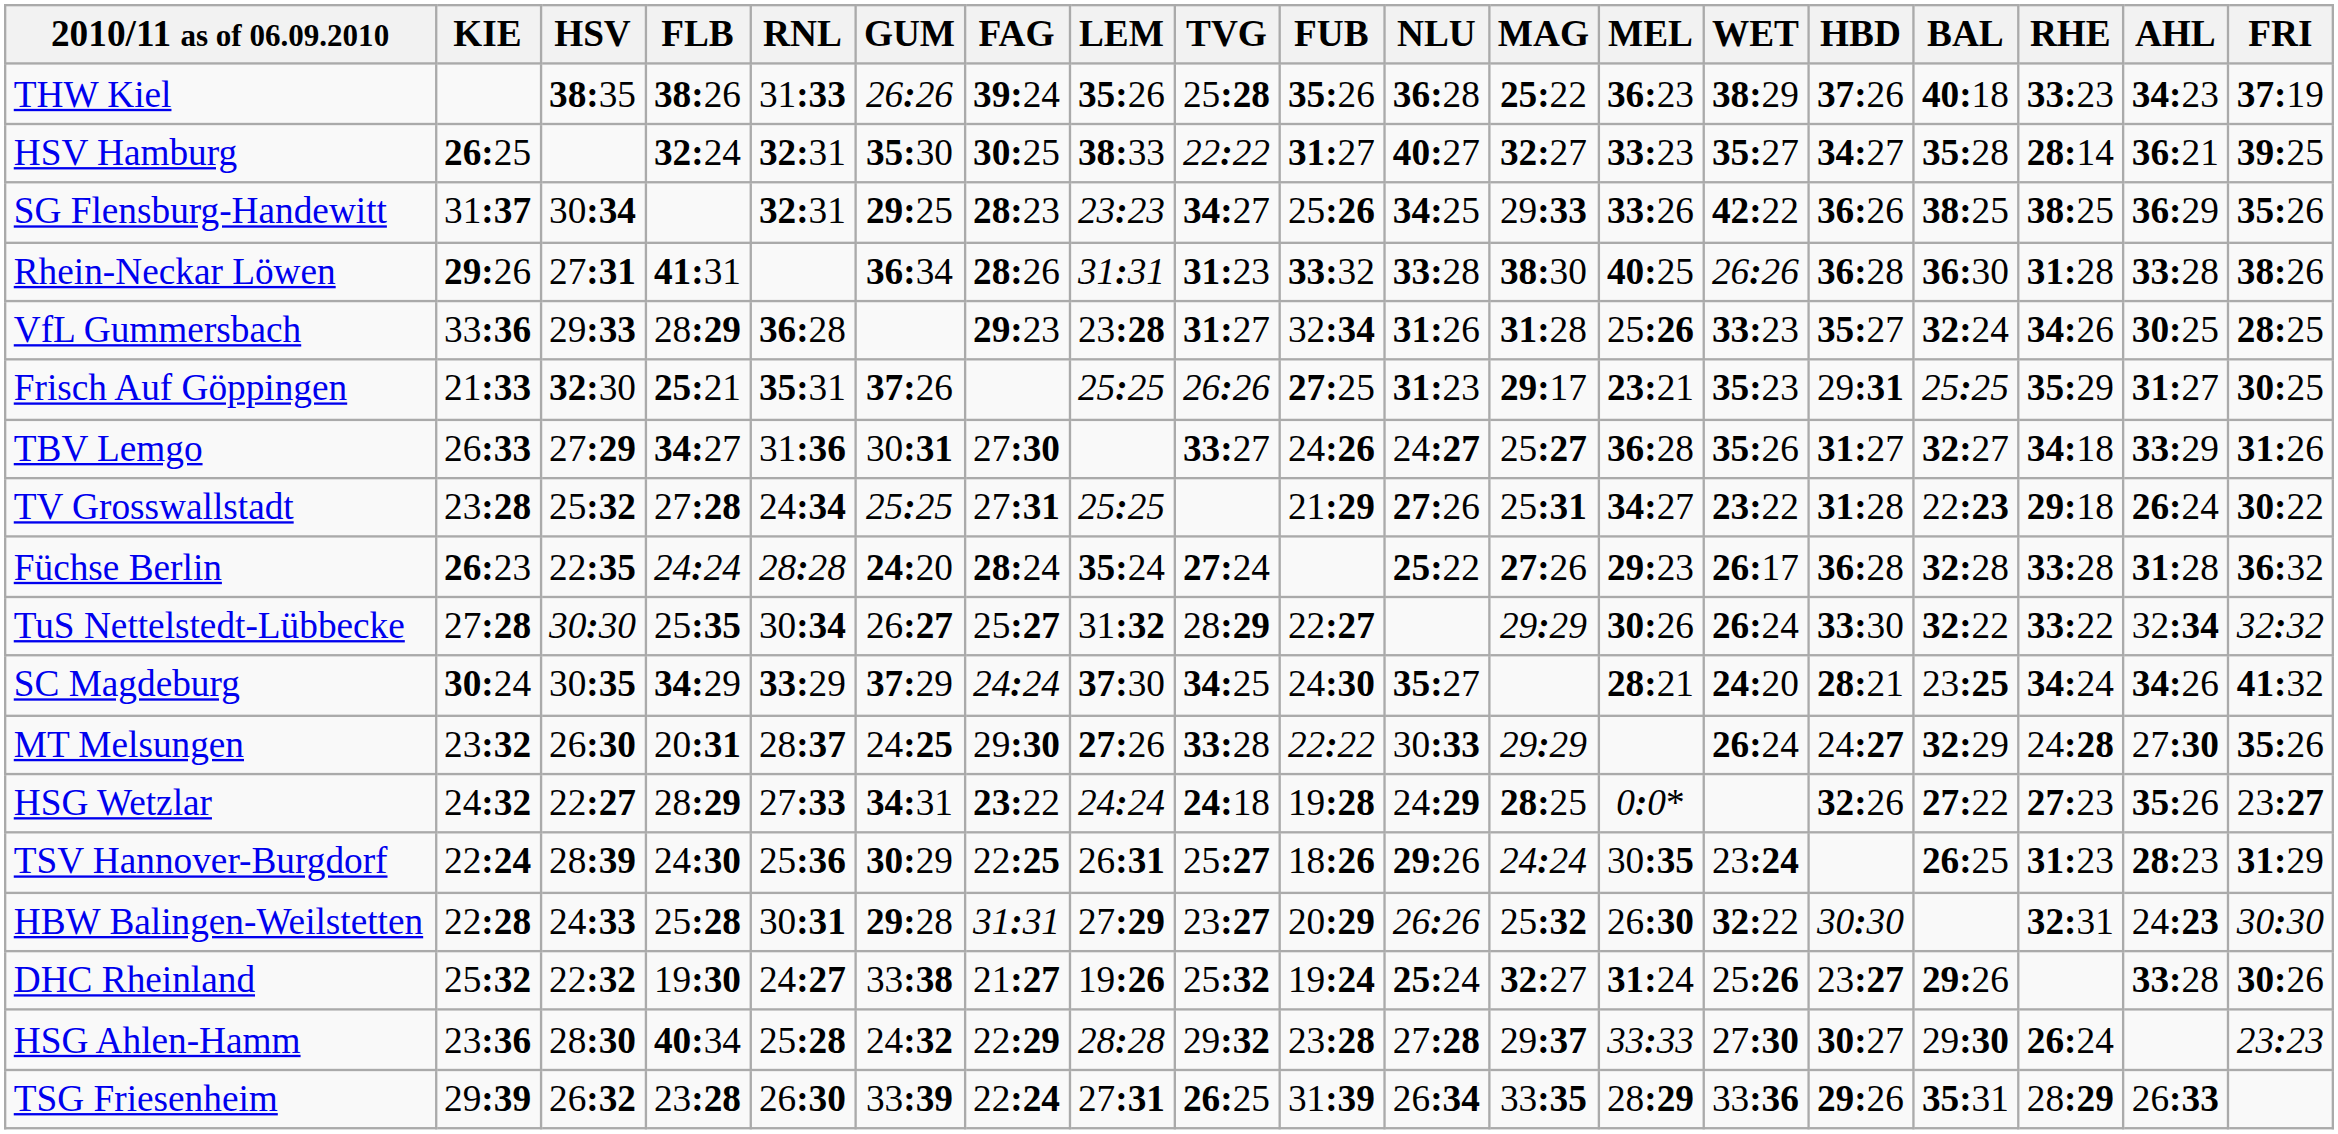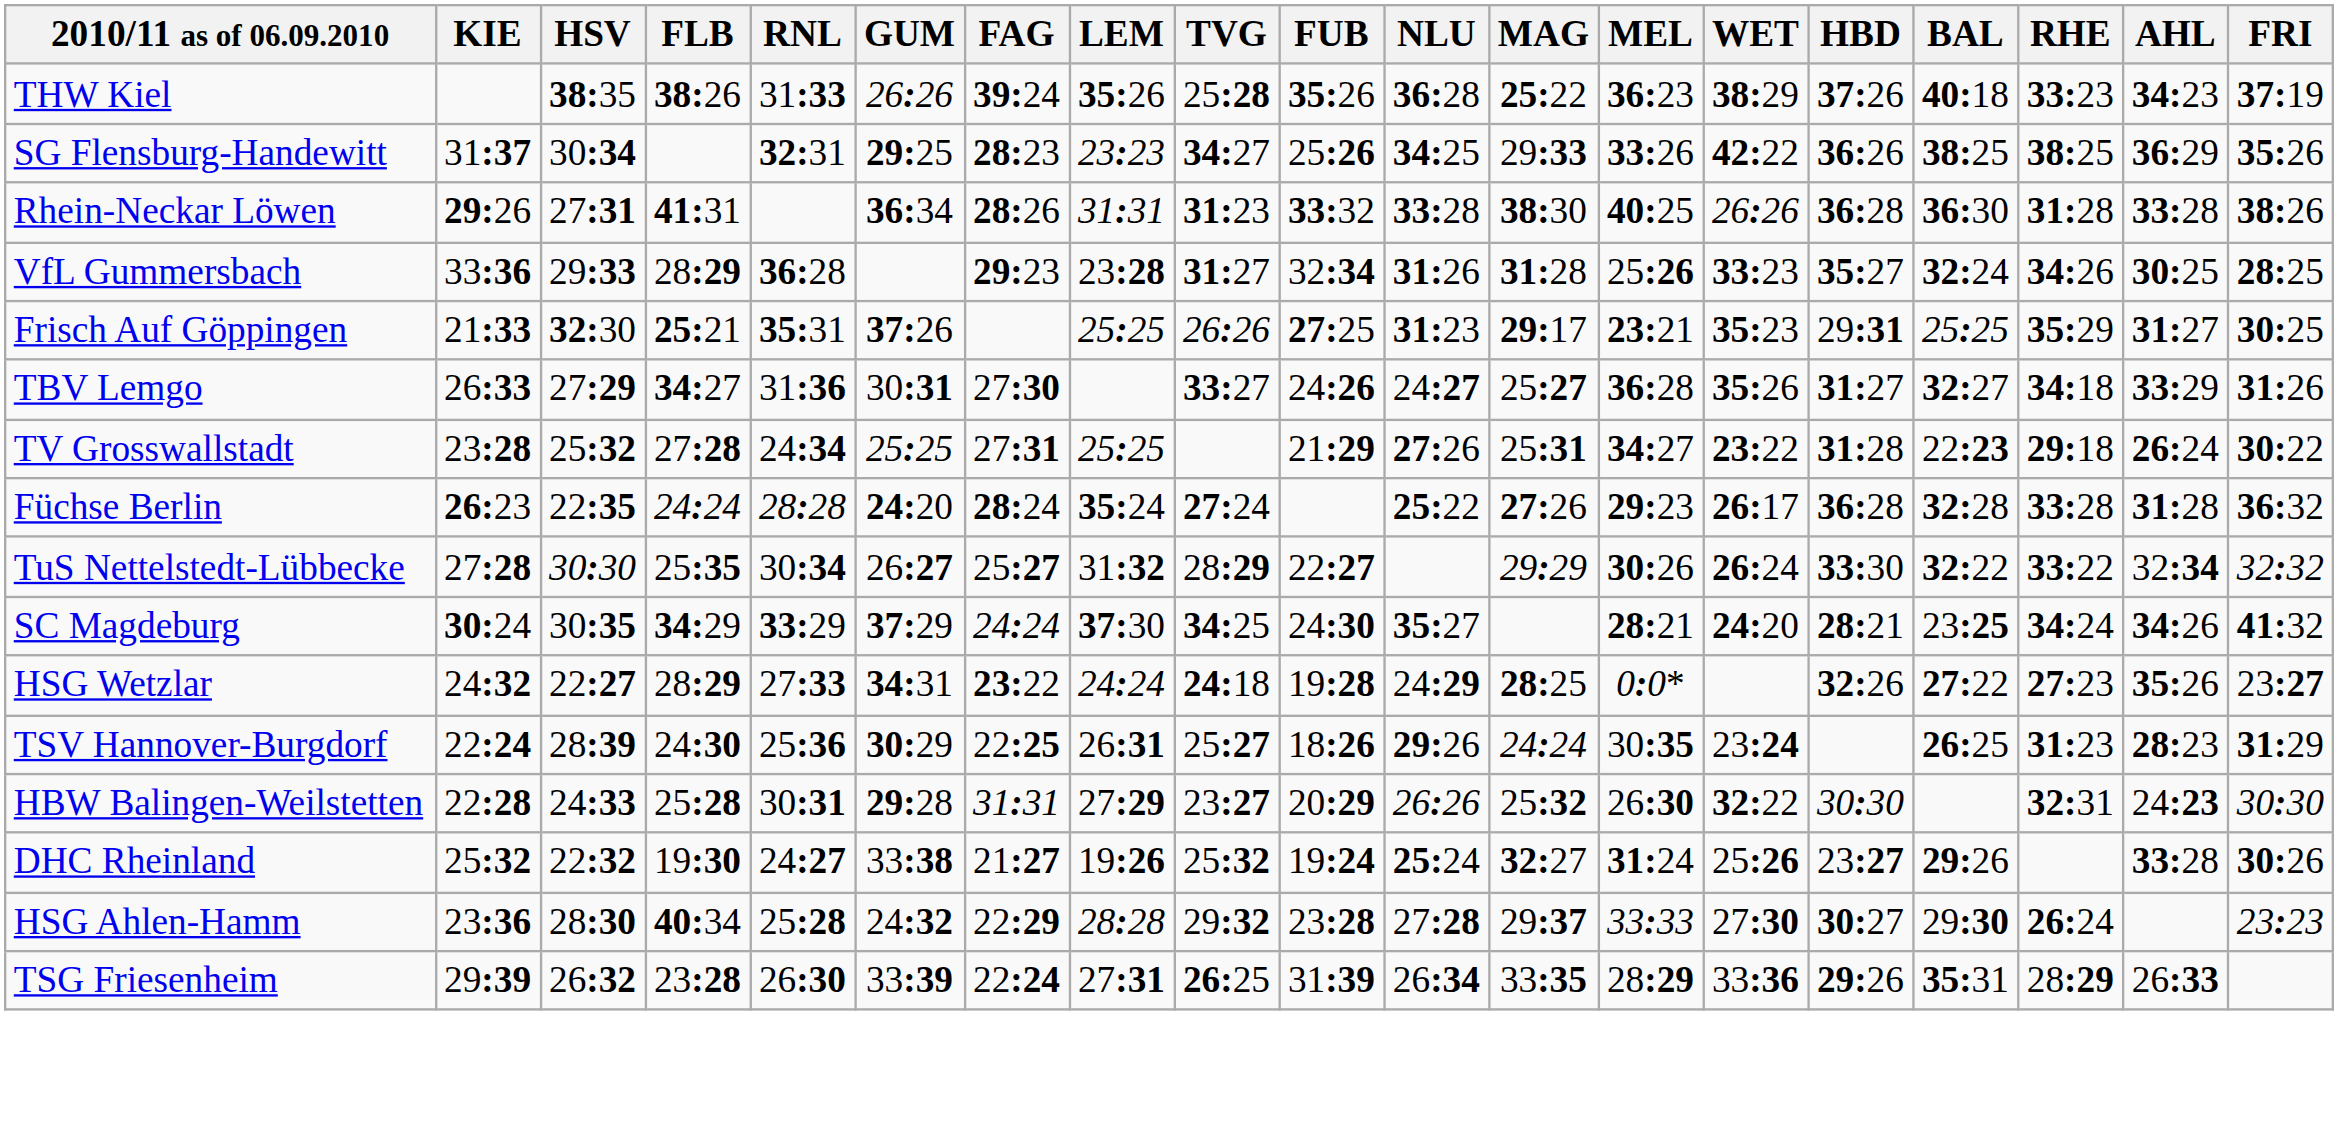- row: (125, 152)
- row: (129, 743)
